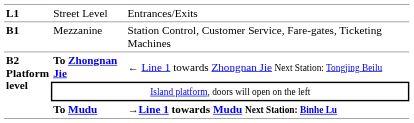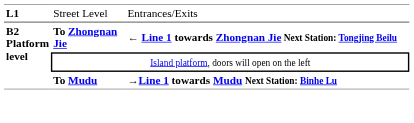- row: (78, 30)
(255, 67) normal -> (262, 37) bold
